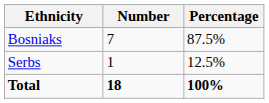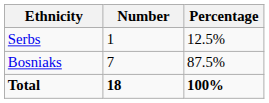rows swapped: (35, 39) <-> (24, 62)
